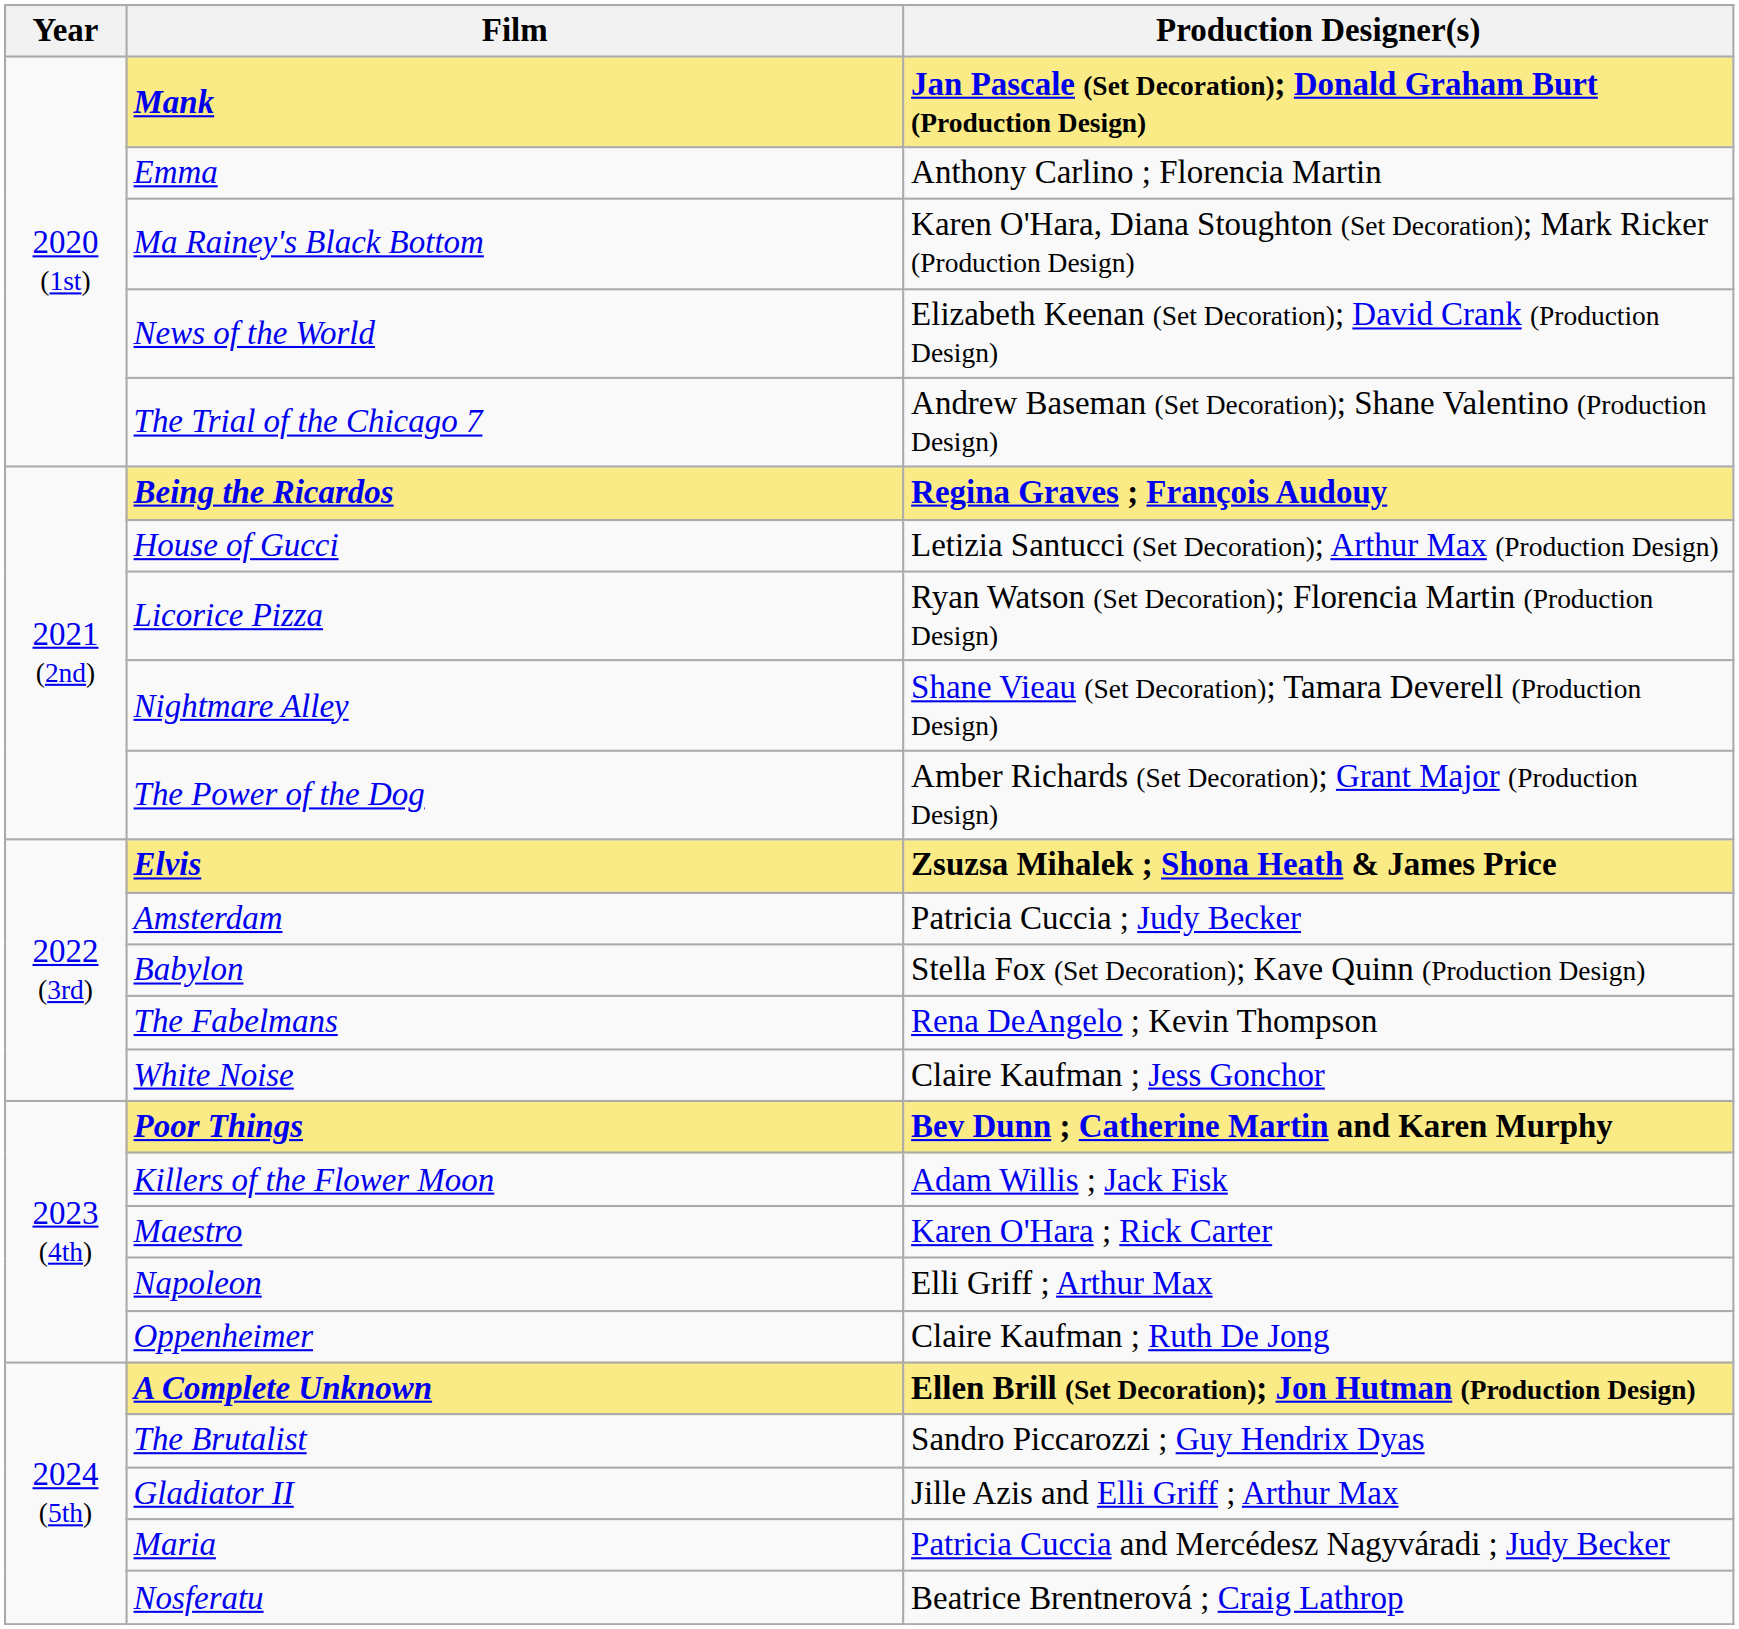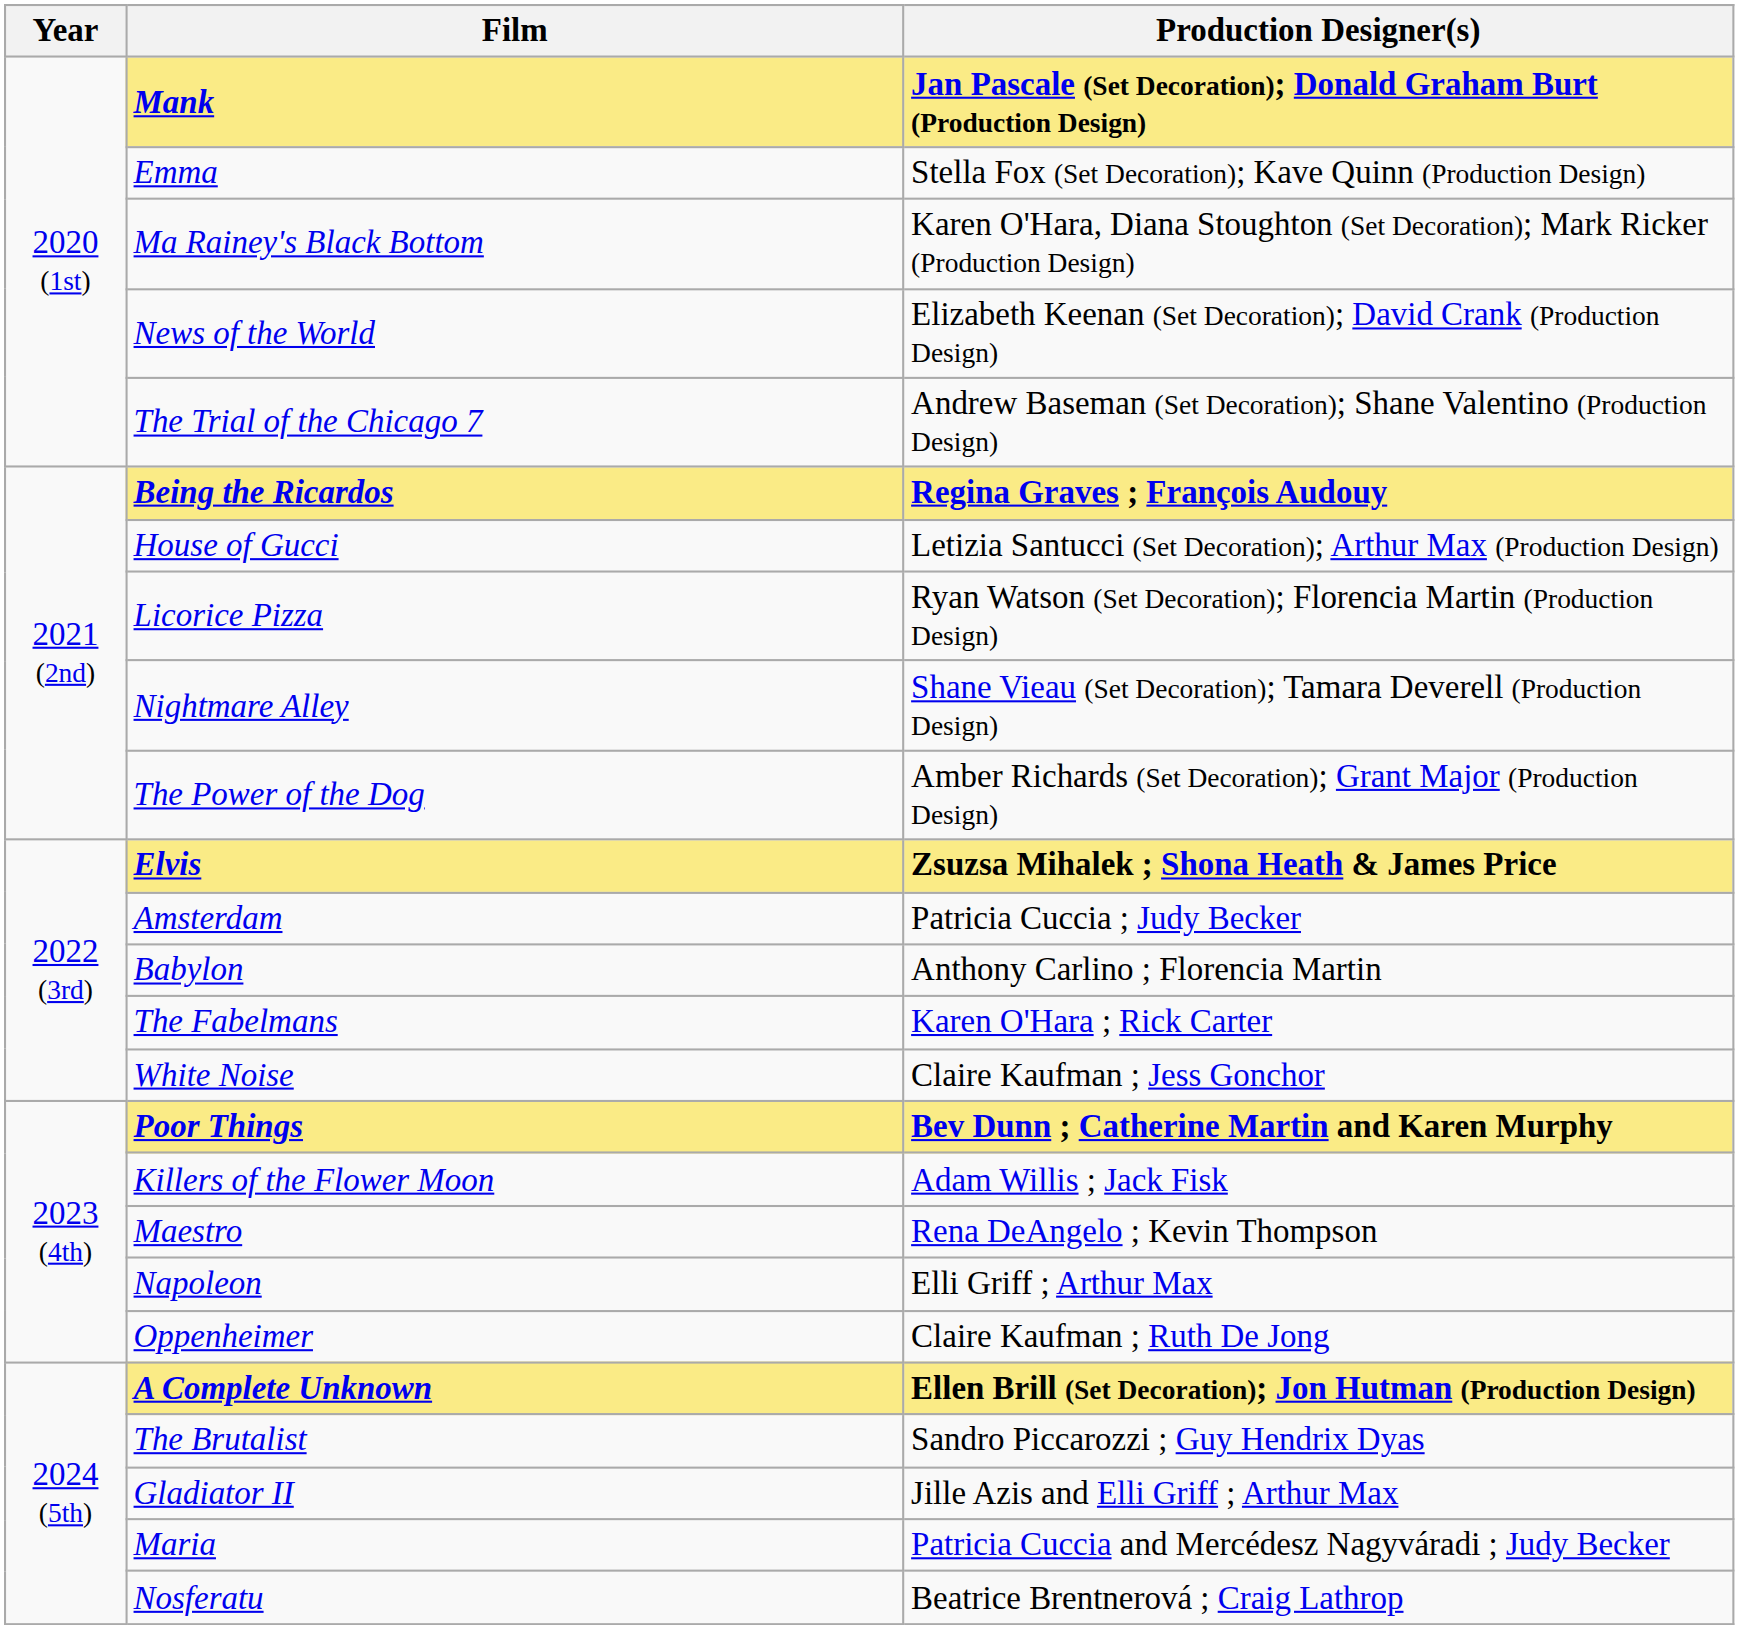(1146, 172) Anthony Carlino ; Florencia Martin -> (1278, 172) Stella Fox (Set Decoration); Kave Quinn (Production Design)
(1278, 969) Stella Fox (Set Decoration); Kave Quinn (Production Design) -> (1146, 969) Anthony Carlino ; Florencia Martin
(1144, 1022) Rena DeAngelo ; Kevin Thompson -> (1092, 1022) Karen O'Hara ; Rick Carter
(1092, 1231) Karen O'Hara ; Rick Carter -> (1144, 1231) Rena DeAngelo ; Kevin Thompson
